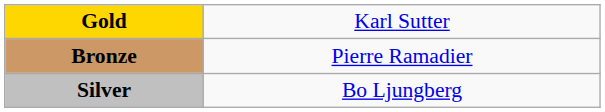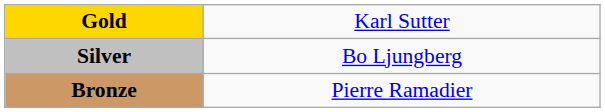rows swapped: (104, 90) <-> (104, 55)
